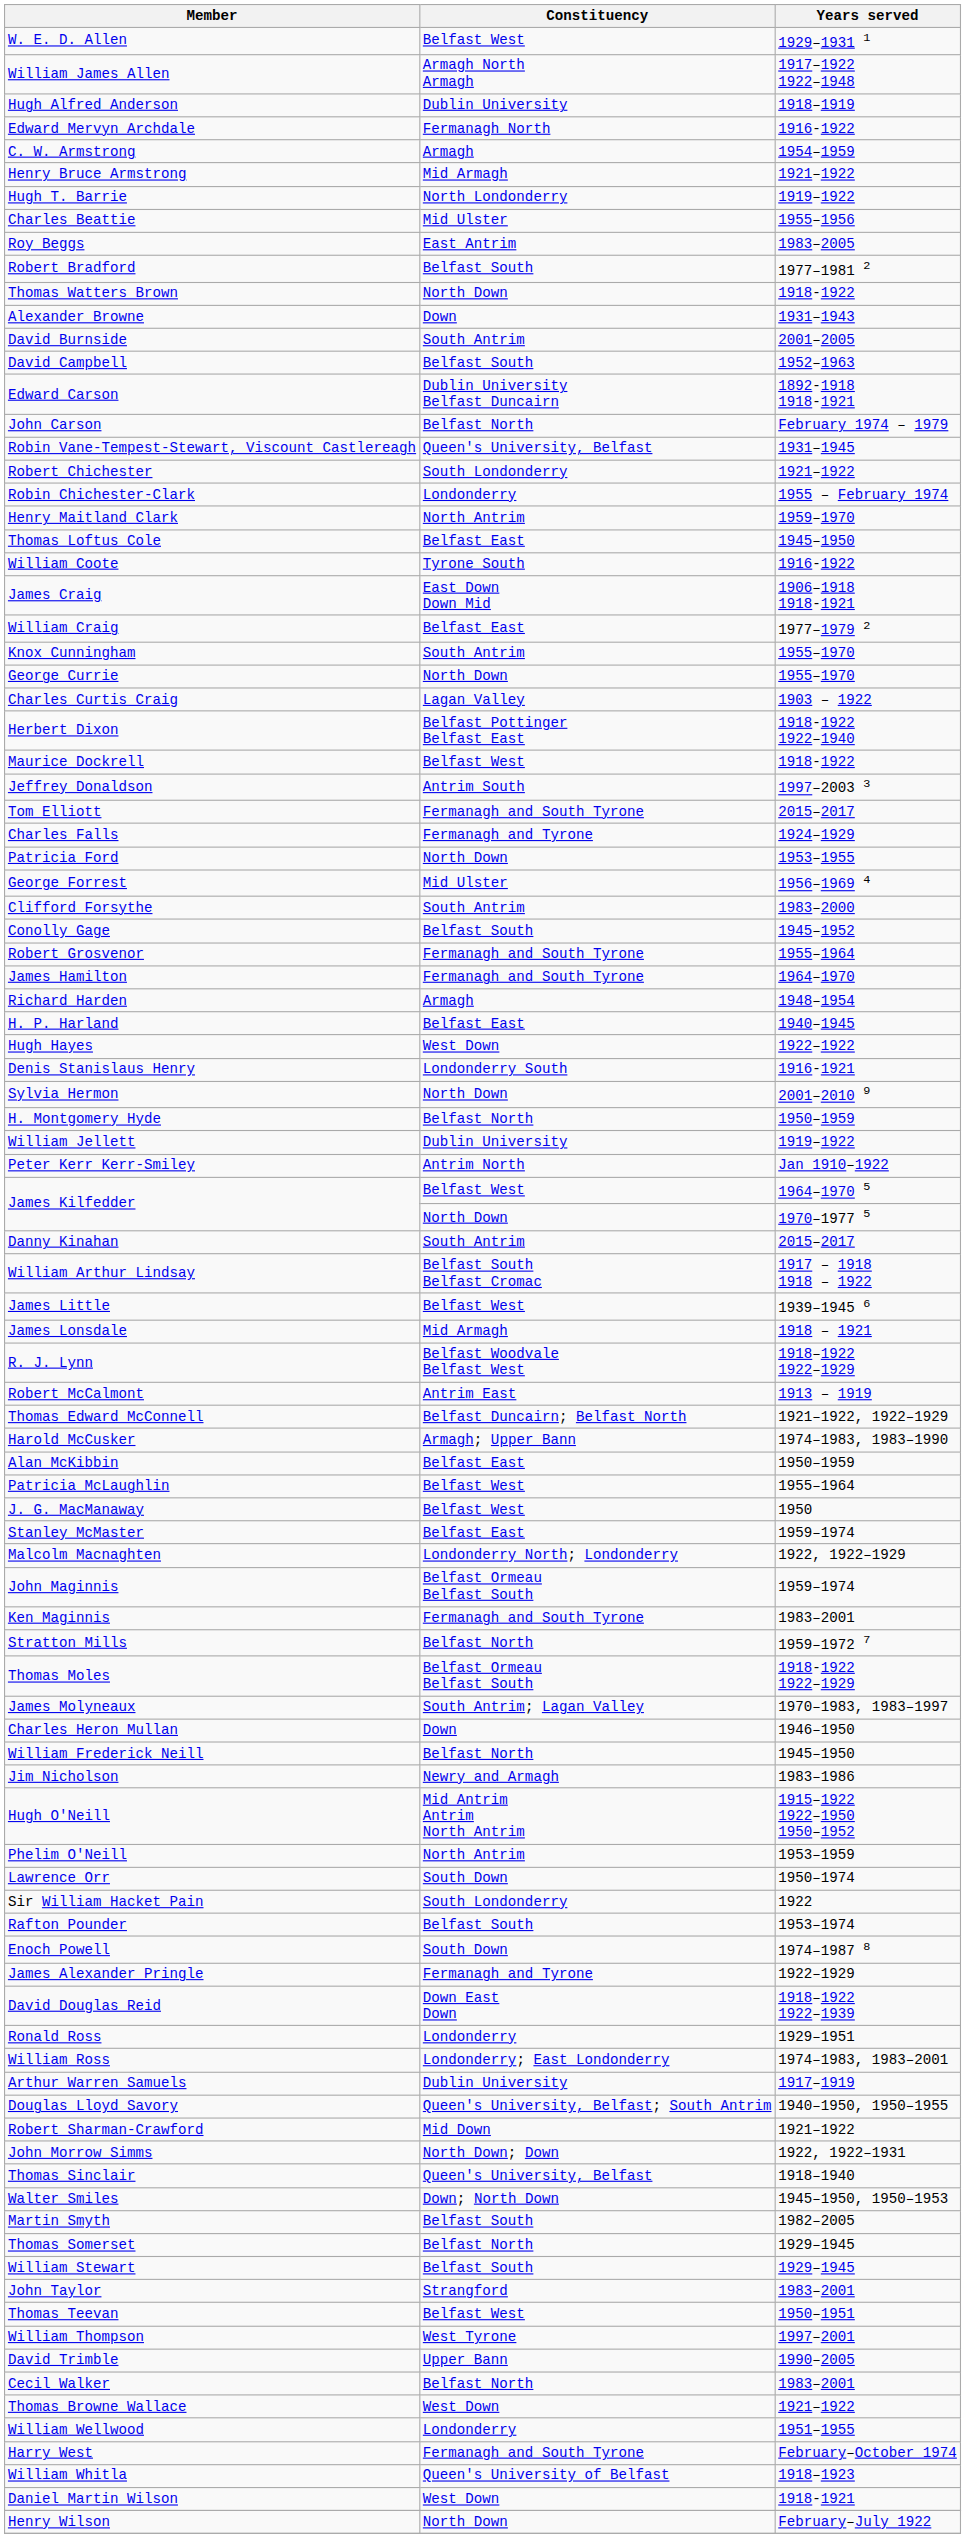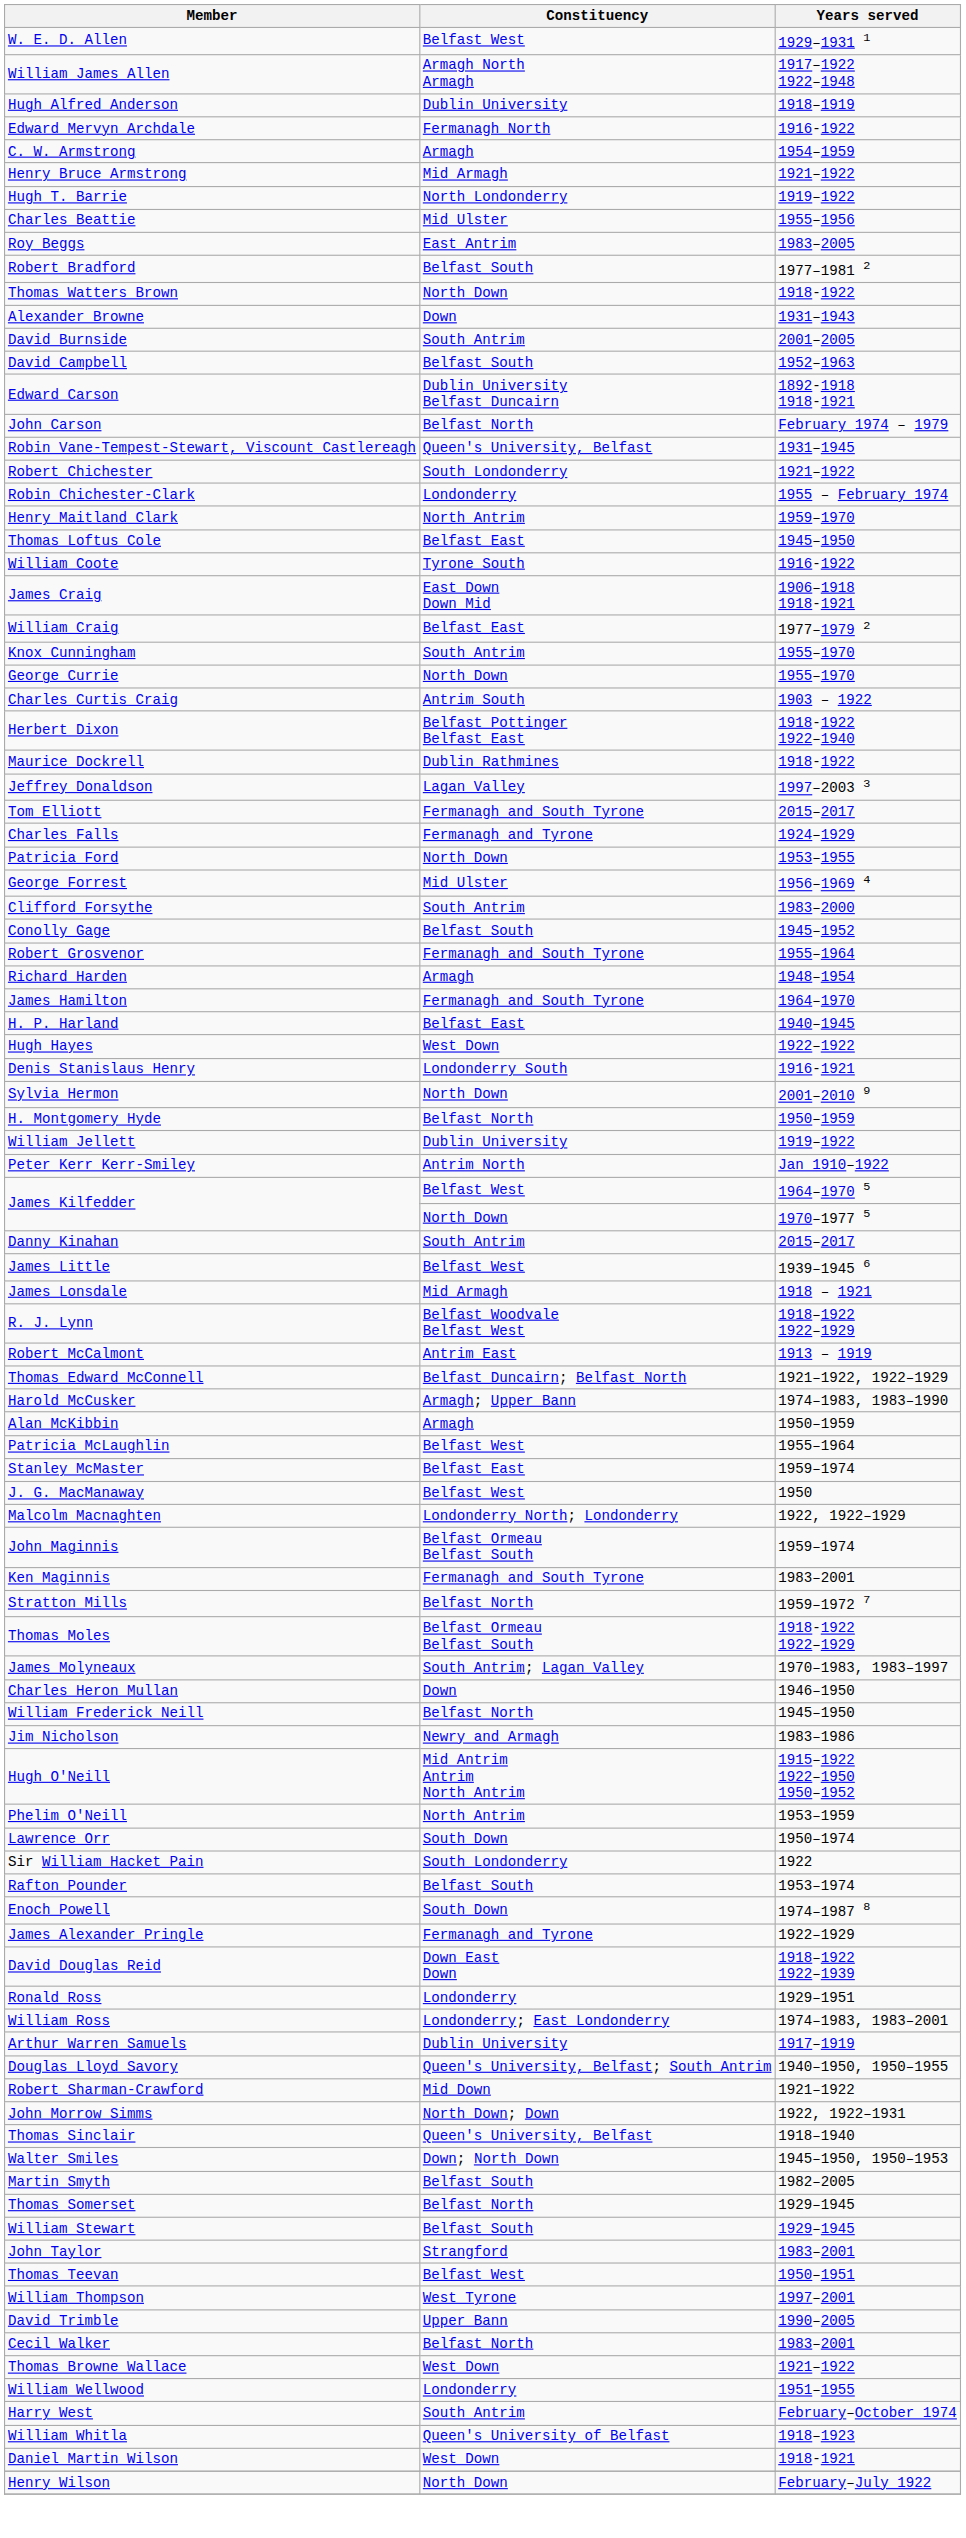(474, 700) Lagan Valley -> (474, 700) Antrim South
(474, 762) Belfast West -> (491, 762) Dublin Rathmines
(474, 787) Antrim South -> (474, 787) Lagan Valley
rows swapped: (67, 977) <-> (67, 1000)
- row: (101, 1273)
(474, 1463) Belfast East -> (448, 1424) Armagh
rows swapped: (76, 1509) <-> (76, 1533)
(533, 2453) Fermanagh and South Tyrone -> (474, 2413) South Antrim
